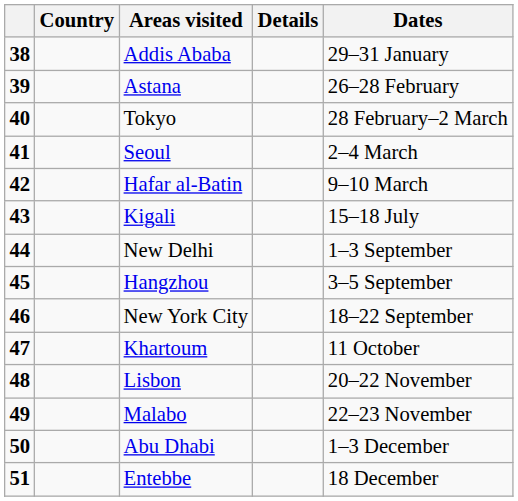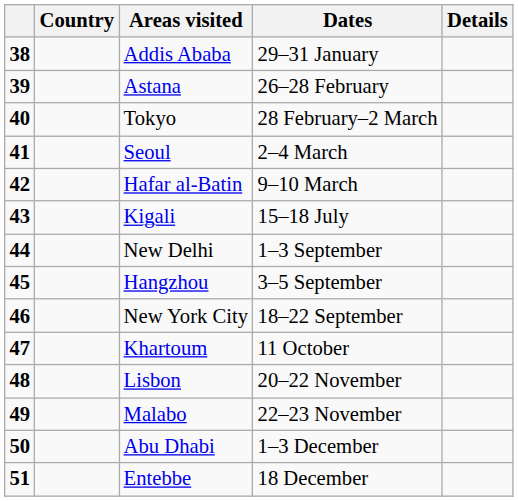columns swapped: (418, 20) <-> (288, 20)
